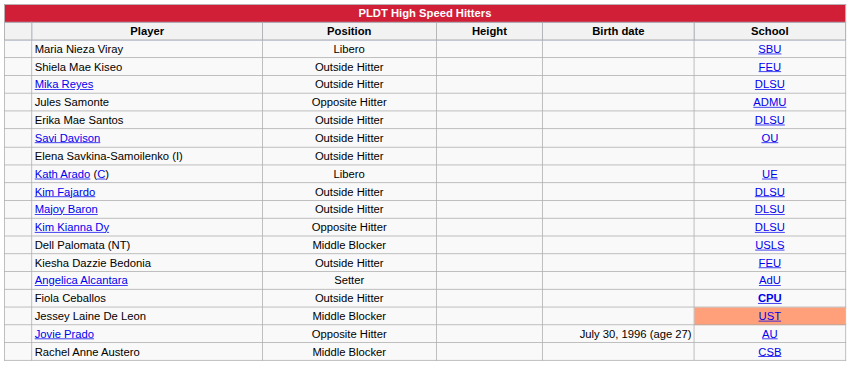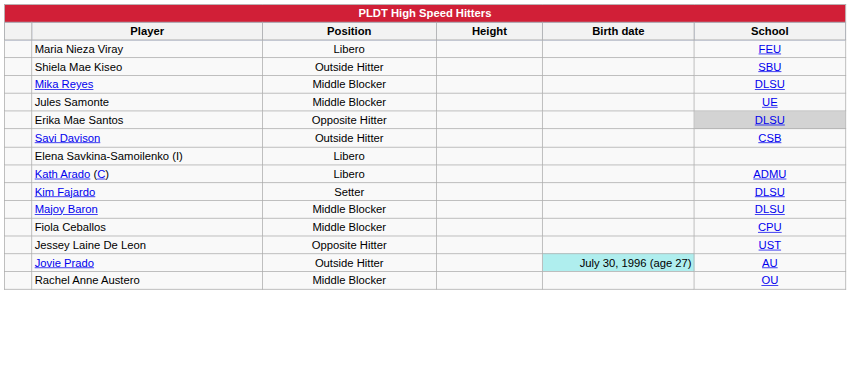(770, 49) SBU -> (770, 49) FEU
(770, 67) FEU -> (770, 67) SBU
(349, 85) Outside Hitter -> (349, 85) Middle Blocker
(349, 102) Opposite Hitter -> (349, 102) Middle Blocker
(770, 102) ADMU -> (770, 102) UE
(349, 120) Outside Hitter -> (349, 120) Opposite Hitter
(770, 120) no background -> (770, 120) lightgrey background
(770, 138) OU -> (770, 138) CSB
(349, 156) Outside Hitter -> (349, 156) Libero
(770, 174) UE -> (770, 174) ADMU
(349, 192) Outside Hitter -> (349, 192) Setter
(349, 209) Outside Hitter -> (349, 209) Middle Blocker
- row: (72, 227)
- row: (82, 245)
- row: (93, 263)
- row: (81, 281)
(349, 298) Outside Hitter -> (349, 227) Middle Blocker
(770, 298) bold -> (770, 227) normal
(349, 316) Middle Blocker -> (349, 245) Opposite Hitter
(770, 316) lightsalmon background -> (770, 245) no background
(349, 334) Opposite Hitter -> (349, 263) Outside Hitter
(636, 334) no background -> (636, 263) paleturquoise background
(770, 352) CSB -> (770, 281) OU
